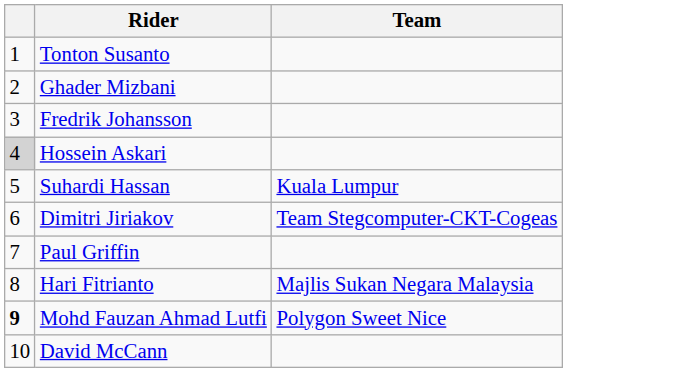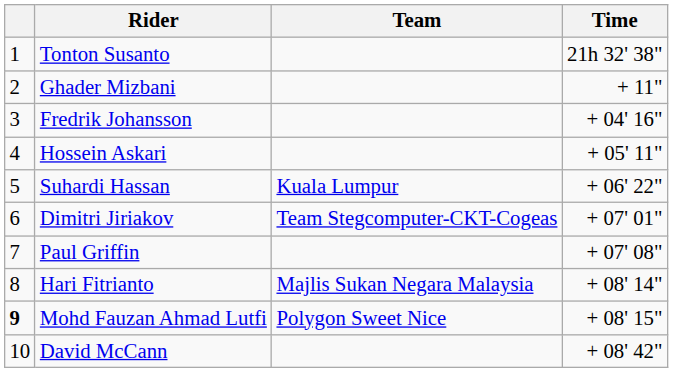+ column: (615, 20)
(15, 152) lightgrey background -> (15, 152) no background
